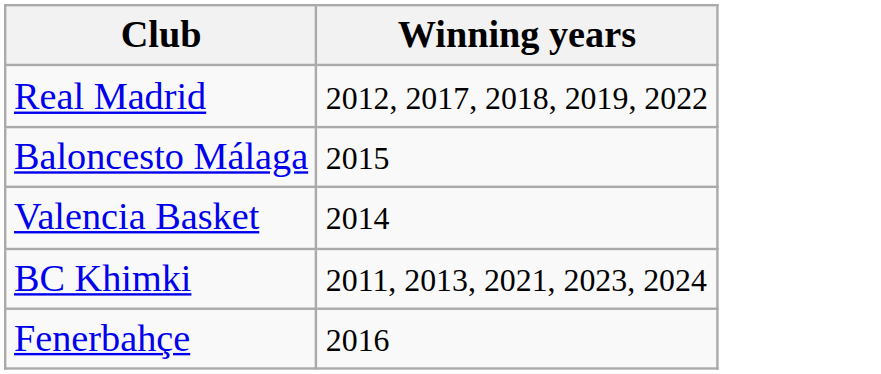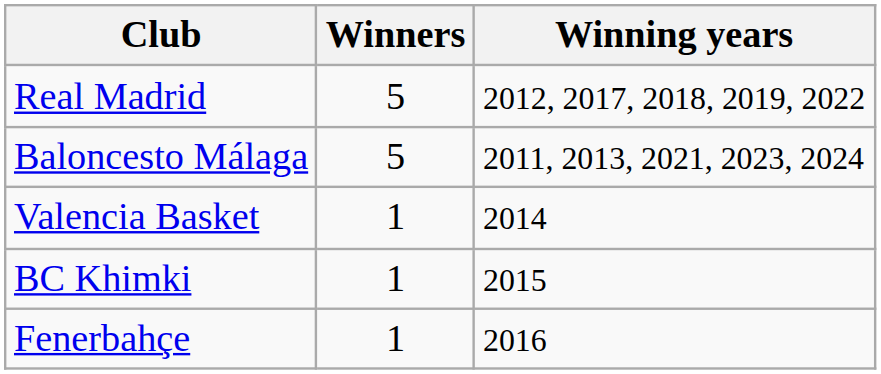+ column: (396, 34)
(358, 158) 2015 -> (674, 158) 2011, 2013, 2021, 2023, 2024
(516, 279) 2011, 2013, 2021, 2023, 2024 -> (515, 279) 2015
